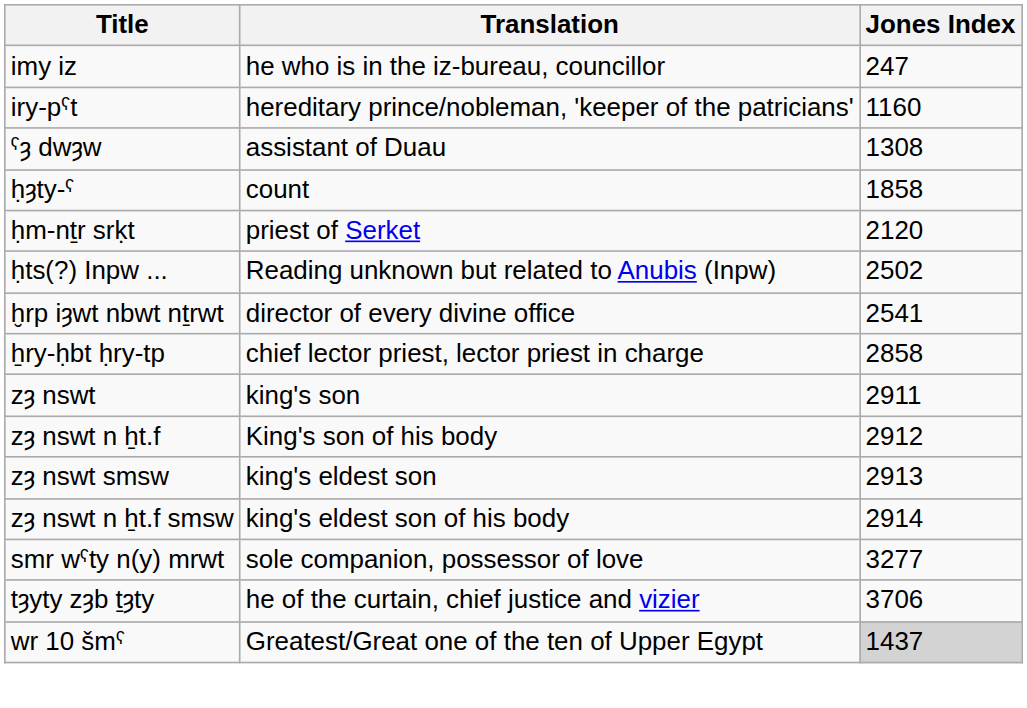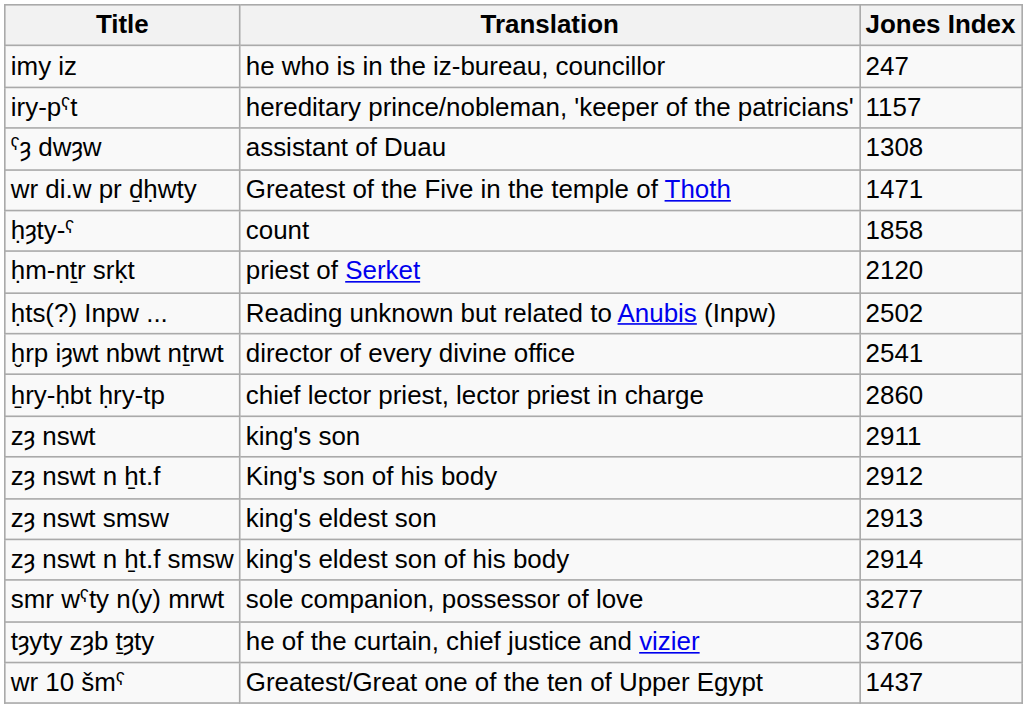(893, 107) 1160 -> (893, 107) 1157
+ row: (104, 189)
(894, 353) 2858 -> (894, 395) 2860
(894, 641) lightgrey background -> (894, 682) no background
